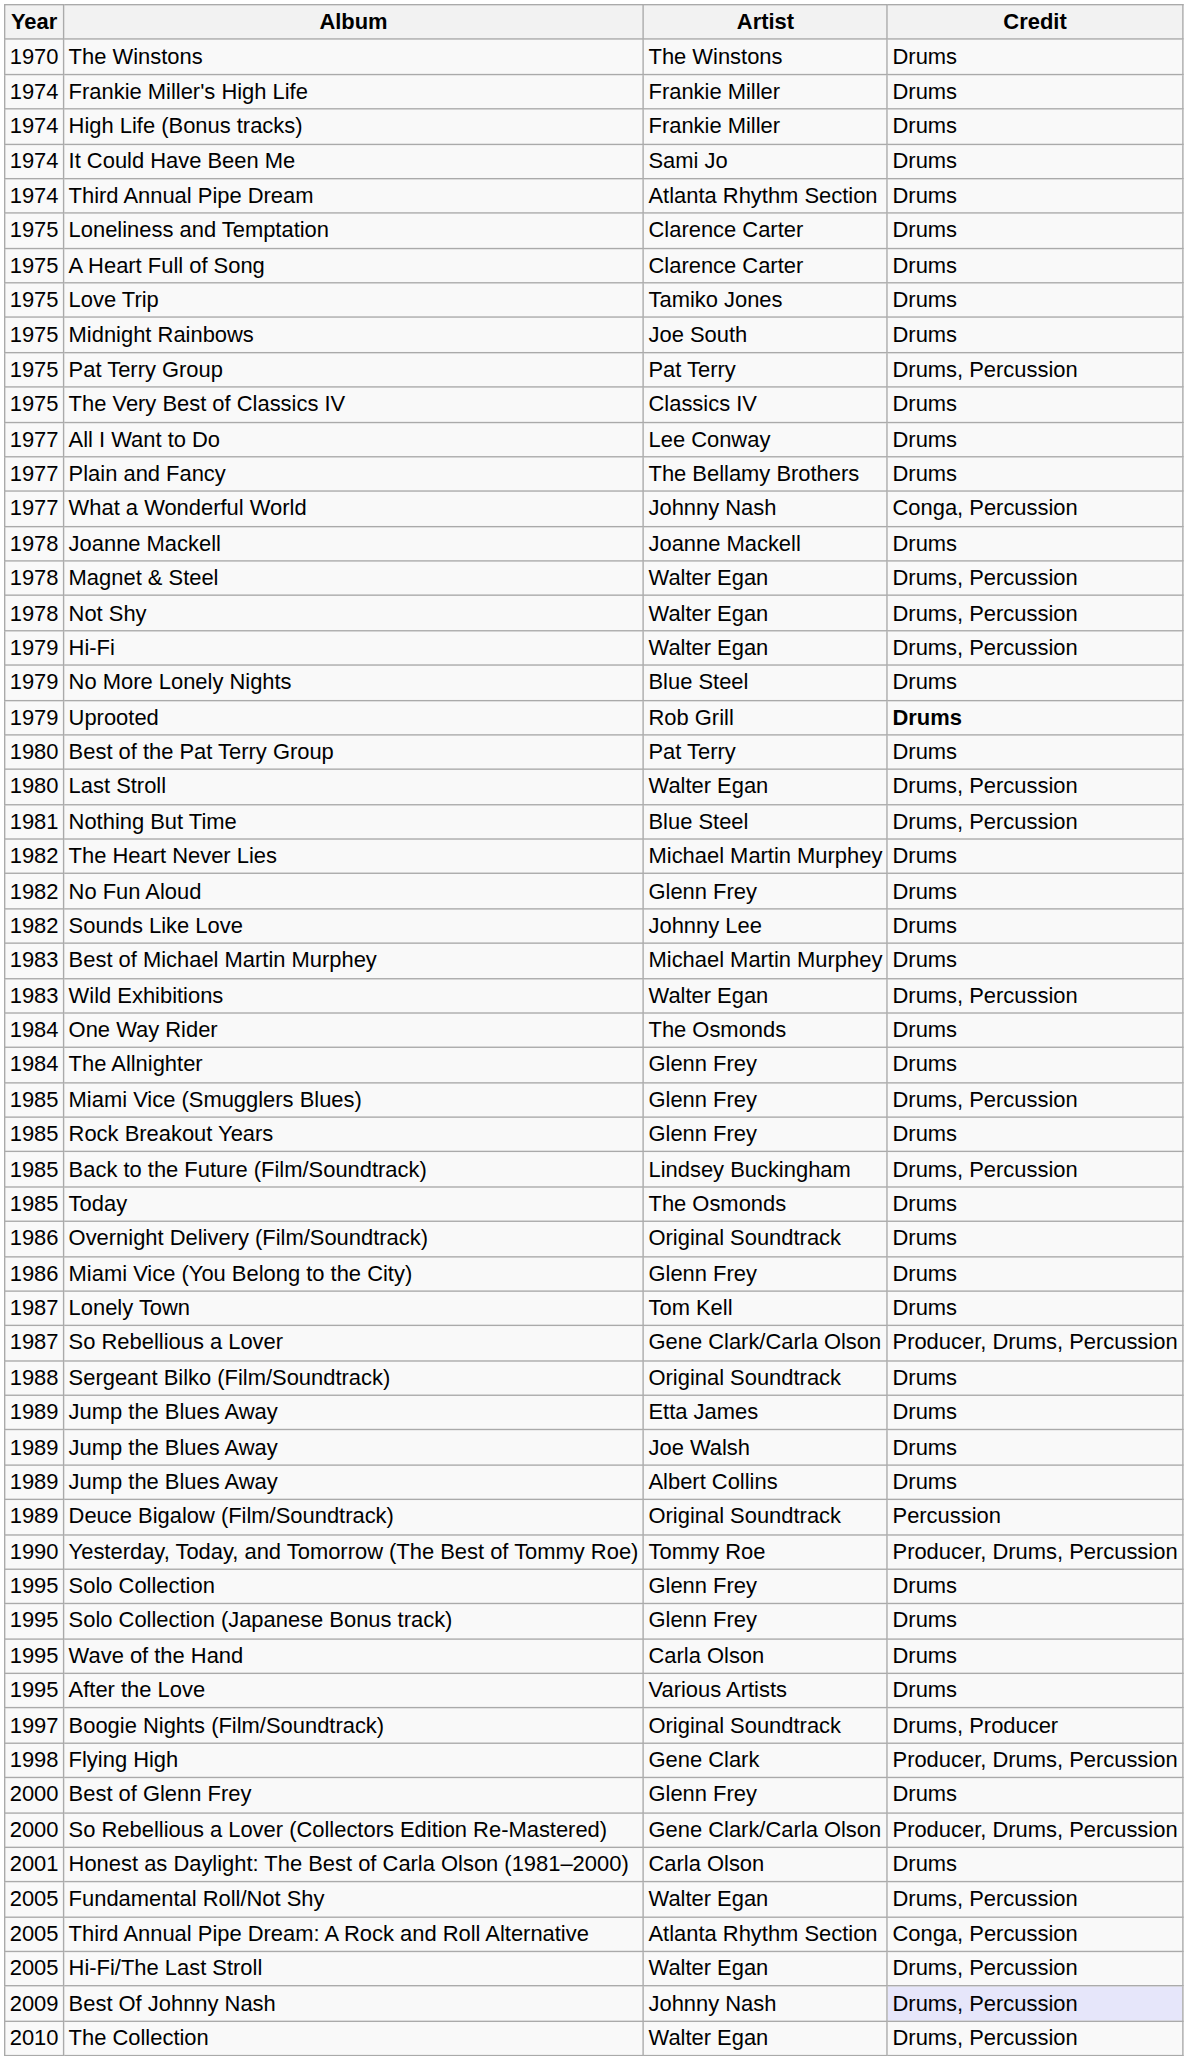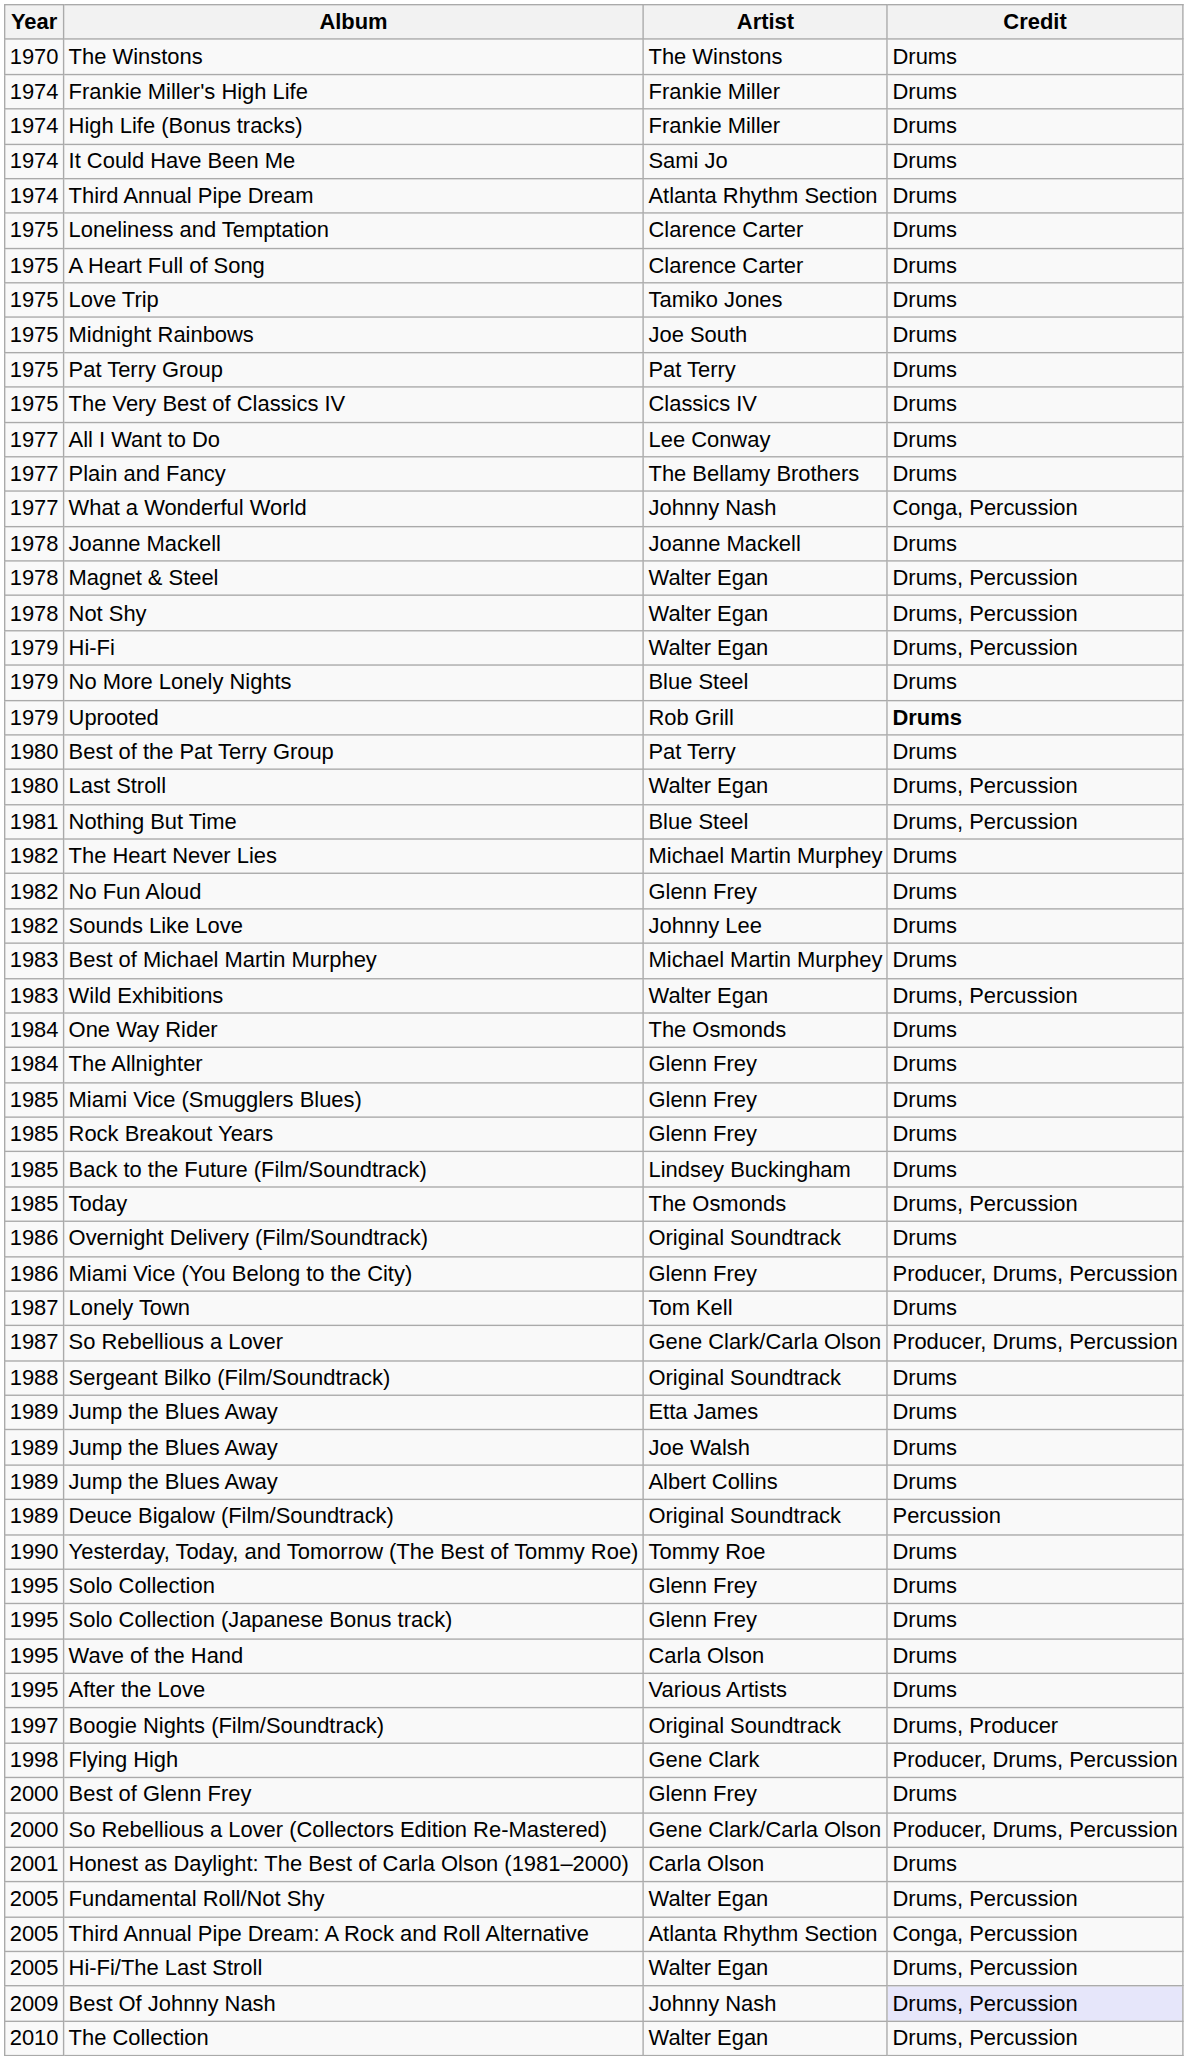(985, 369) Drums, Percussion -> (925, 369) Drums
(985, 1099) Drums, Percussion -> (925, 1099) Drums
(985, 1169) Drums, Percussion -> (925, 1169) Drums
(925, 1203) Drums -> (985, 1203) Drums, Percussion
(925, 1273) Drums -> (1035, 1273) Producer, Drums, Percussion
(1035, 1551) Producer, Drums, Percussion -> (925, 1551) Drums
